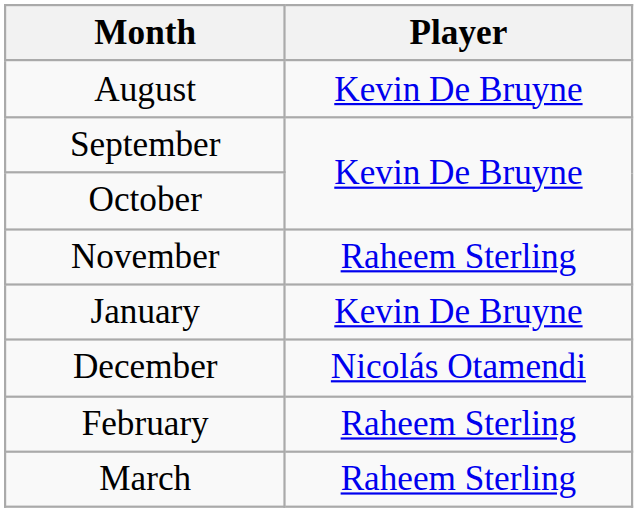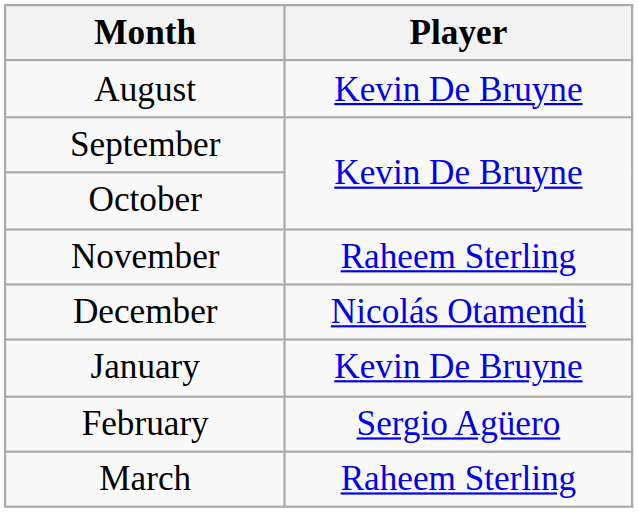rows swapped: (145, 367) <-> (145, 311)
(458, 423) Raheem Sterling -> (458, 423) Sergio Agüero
